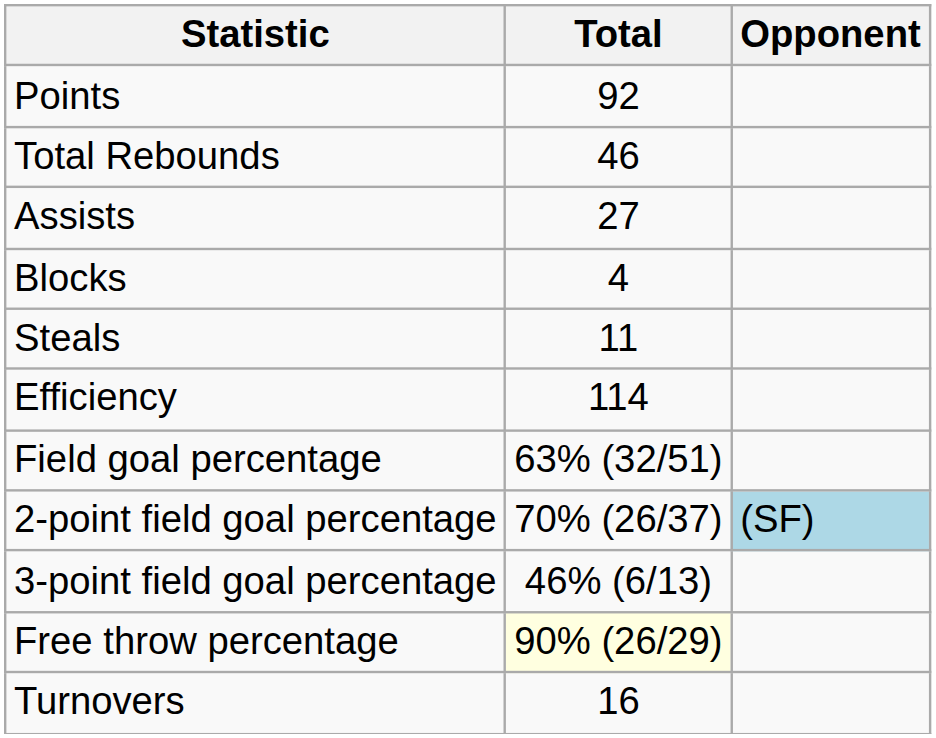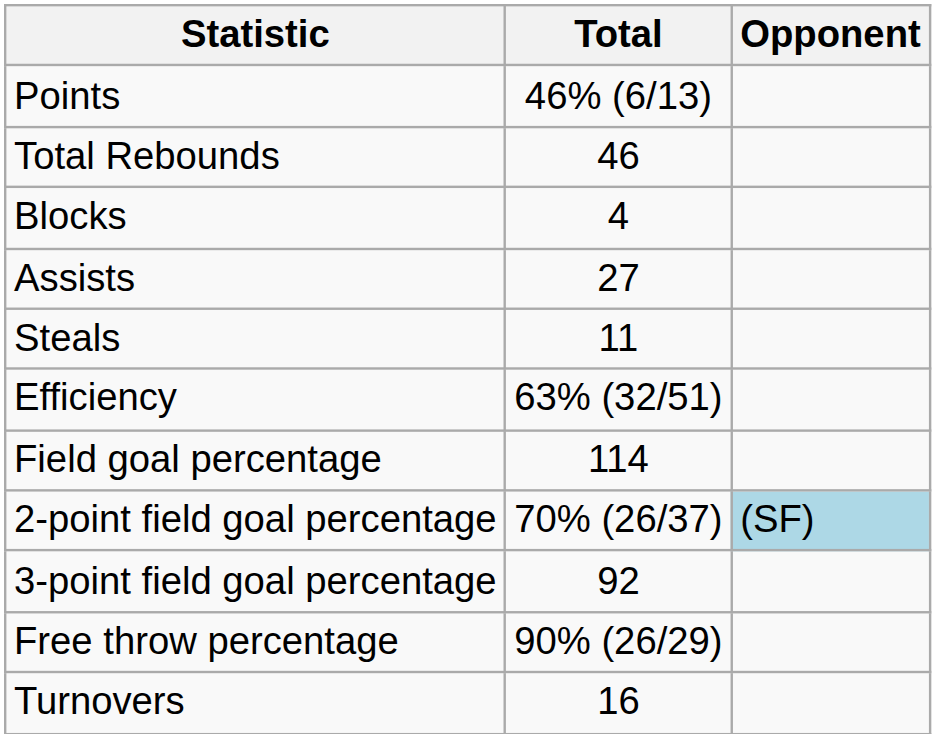(618, 95) 92 -> (618, 95) 46% (6/13)
rows swapped: (75, 216) <-> (70, 277)
(618, 398) 114 -> (618, 398) 63% (32/51)
(618, 459) 63% (32/51) -> (618, 459) 114
(618, 580) 46% (6/13) -> (618, 580) 92
(618, 641) lightyellow background -> (618, 641) no background
